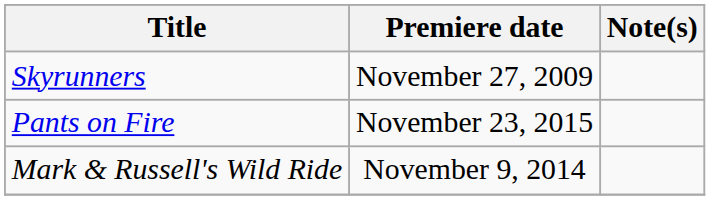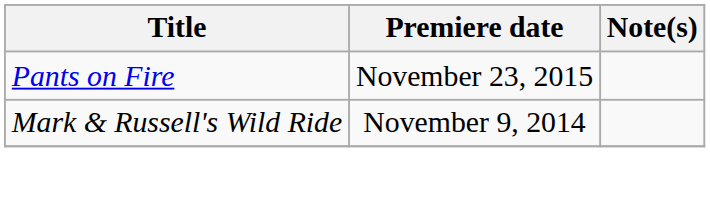- row: (79, 75)
